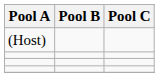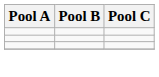- row: (27, 39)
